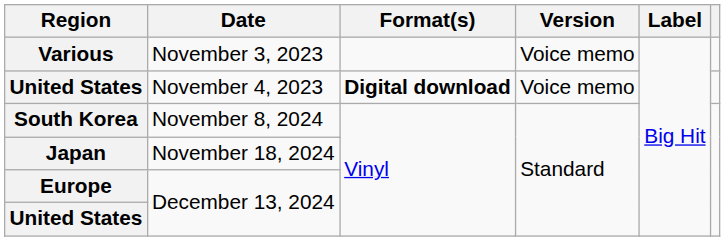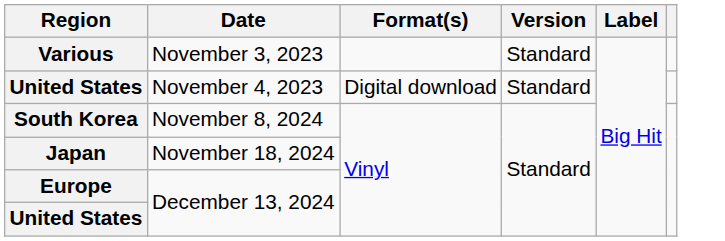(577, 53) Voice memo -> (549, 53) Standard
(427, 86) bold -> (421, 86) normal
(577, 86) Voice memo -> (549, 86) Standard
